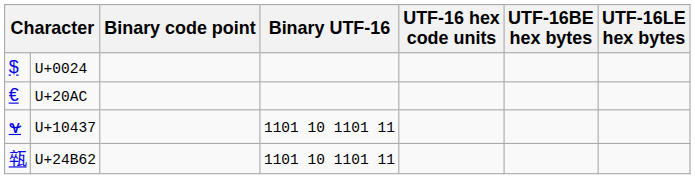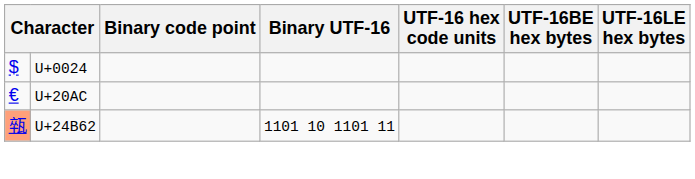- row: (65, 128)
(18, 159) no background -> (18, 126) lightsalmon background
